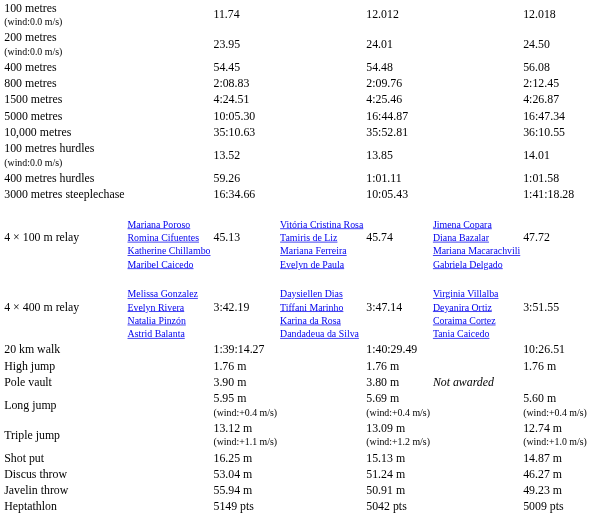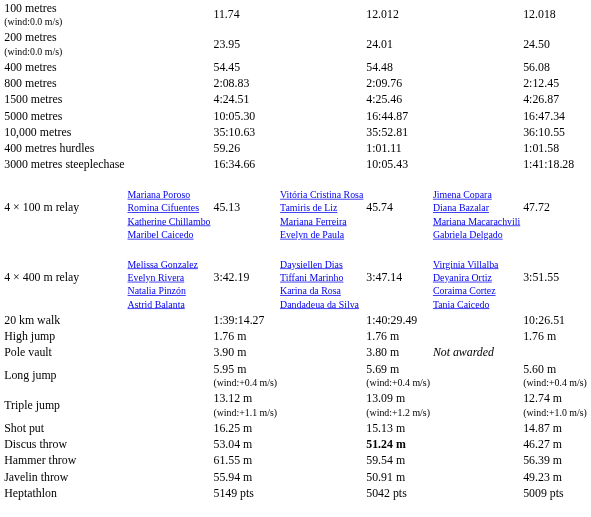- row: (49, 155)
(386, 474) normal -> (386, 444) bold
+ row: (40, 460)
